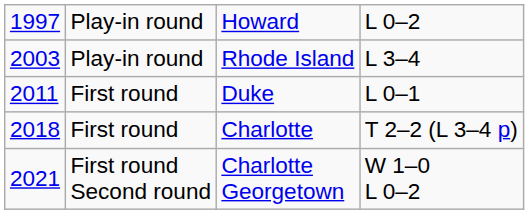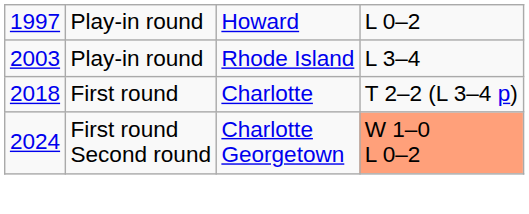- row: (248, 93)
(35, 178) 2021 -> (35, 142) 2024
(397, 178) no background -> (397, 142) lightsalmon background
